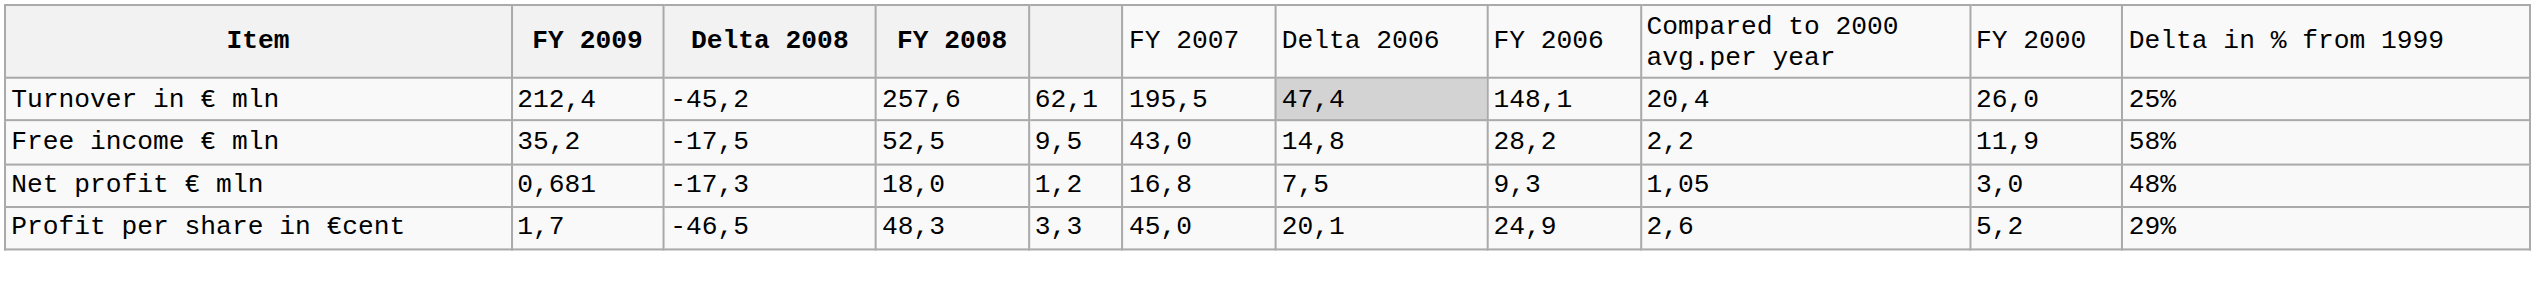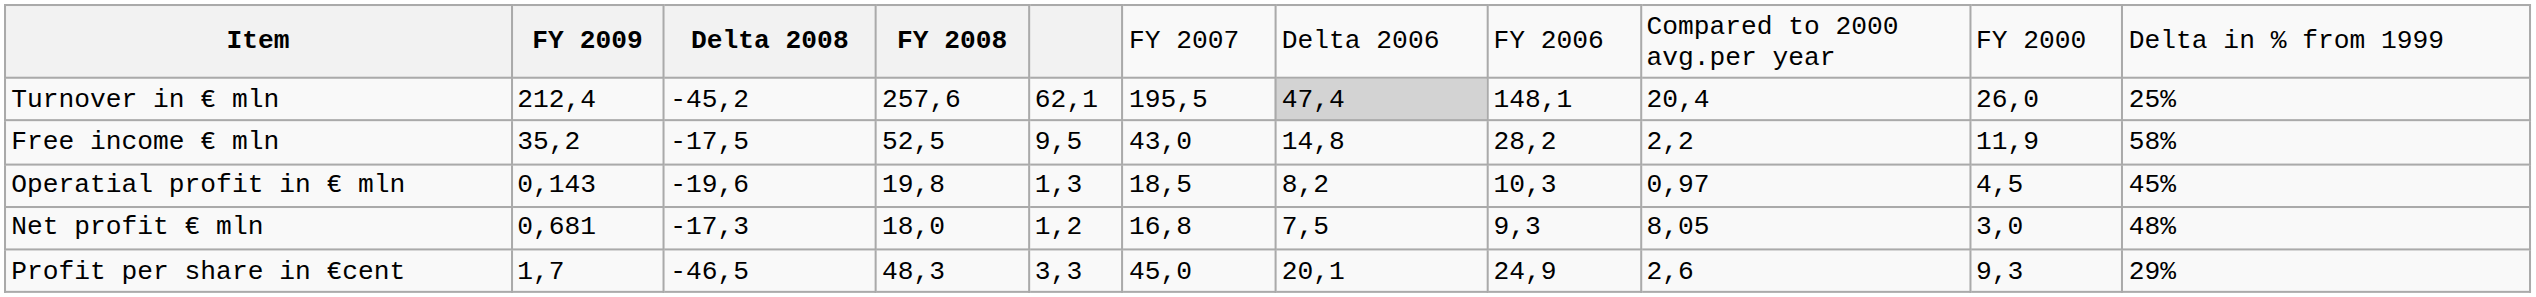+ row: (208, 185)
(1678, 185) 1,05 -> (1678, 228) 8,05
(2000, 228) 5,2 -> (2000, 271) 9,3
